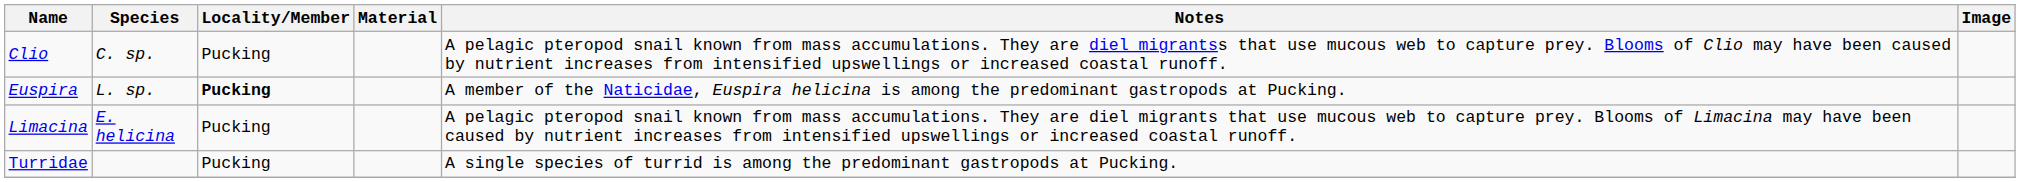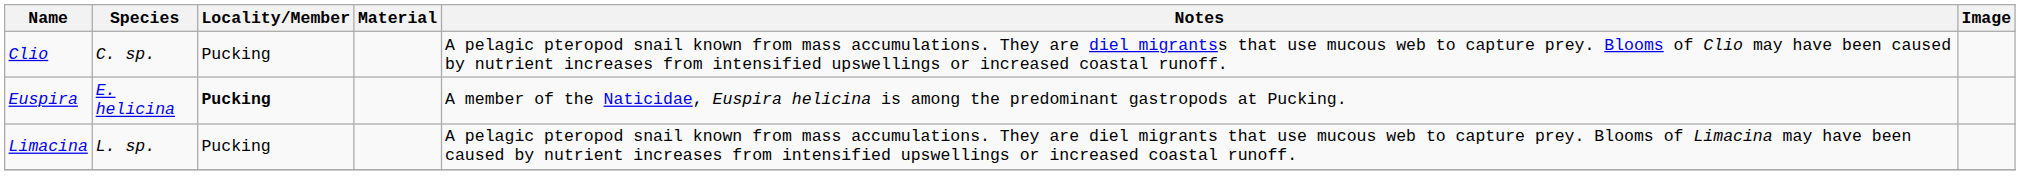(125, 91) L. sp. -> (135, 100) E. helicina
(135, 127) E. helicina -> (125, 146) L. sp.
- row: (48, 164)
